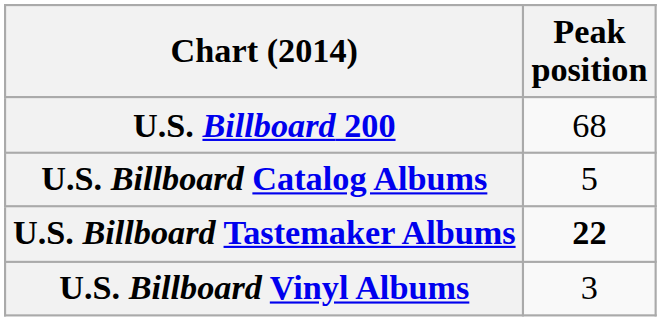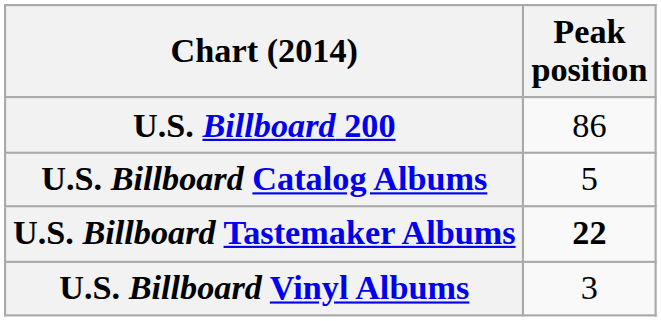(589, 124) 68 -> (589, 124) 86
